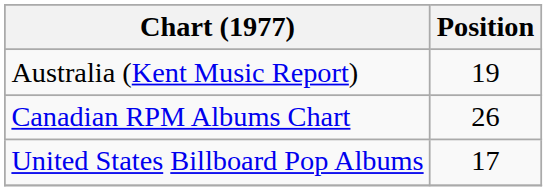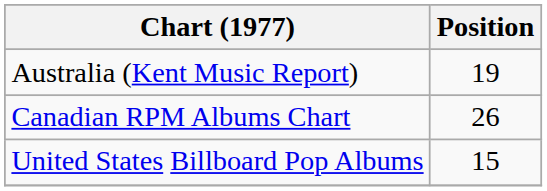(485, 161) 17 -> (485, 161) 15
